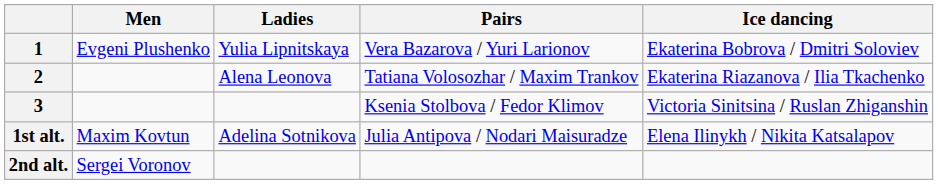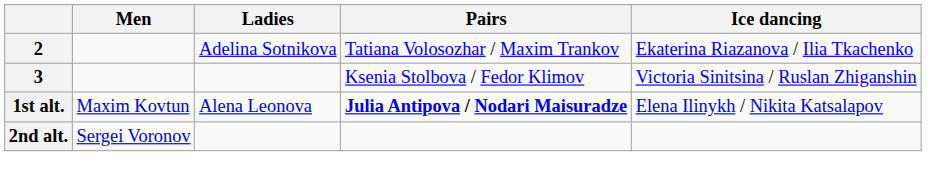- row: (38, 48)
(275, 77) Alena Leonova -> (268, 48) Adelina Sotnikova
(287, 135) Adelina Sotnikova -> (256, 106) Alena Leonova
(496, 135) normal -> (486, 106) bold
